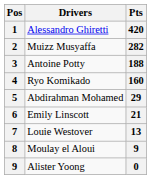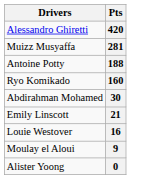- column: (15, 12)
(136, 46) 282 -> (116, 46) 281
(136, 97) 29 -> (116, 97) 30
(136, 131) 13 -> (116, 131) 16
